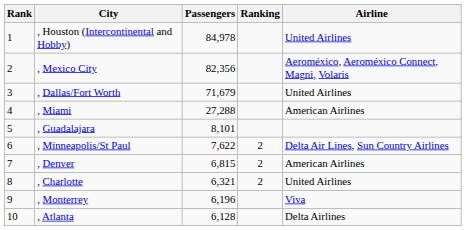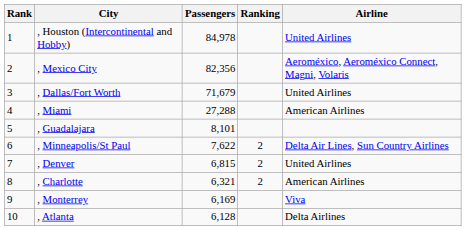(325, 163) American Airlines -> (318, 163) United Airlines
(318, 181) United Airlines -> (325, 181) American Airlines
(223, 199) 6,196 -> (223, 199) 6,169
